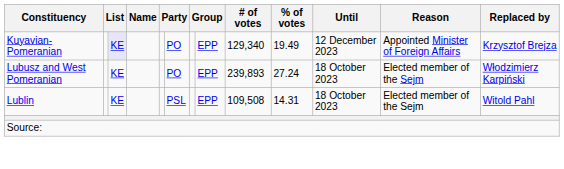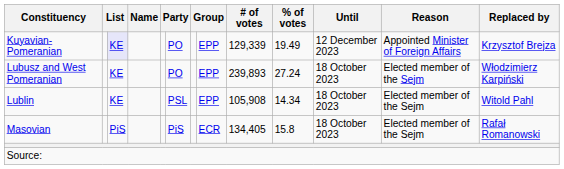(246, 46) 129,340 -> (247, 46) 129,339
(246, 101) 109,508 -> (247, 101) 105,908
(286, 101) 14.31 -> (287, 101) 14.34
+ row: (29, 129)
